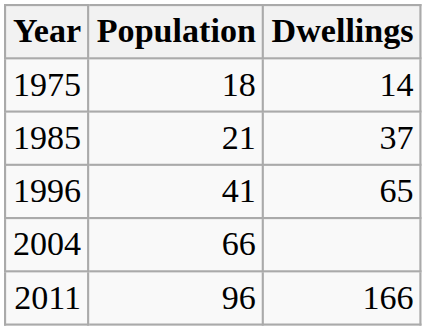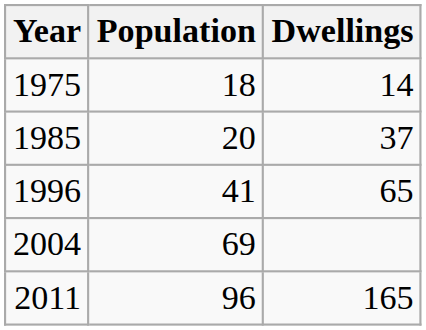(239, 137) 21 -> (239, 137) 20
(239, 244) 66 -> (239, 244) 69
(388, 297) 166 -> (388, 297) 165
